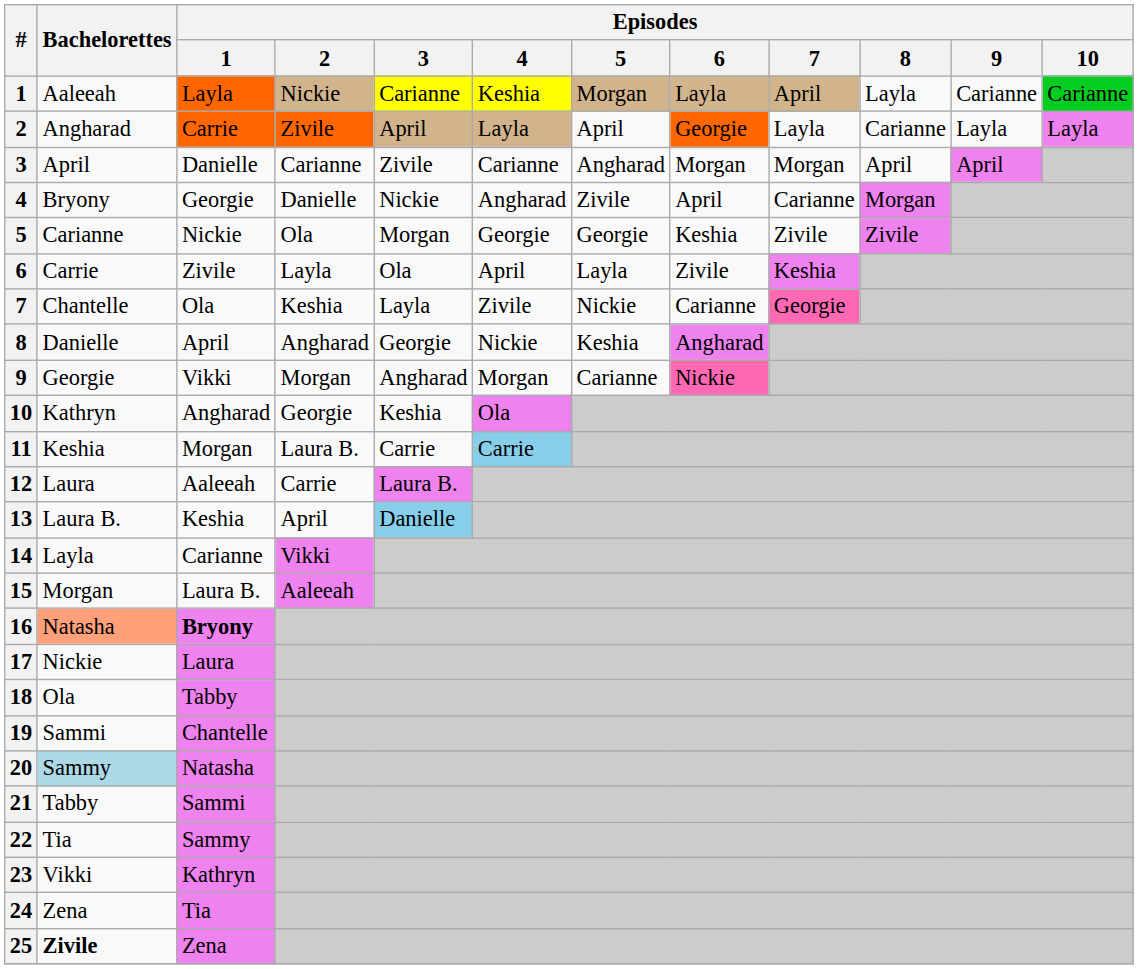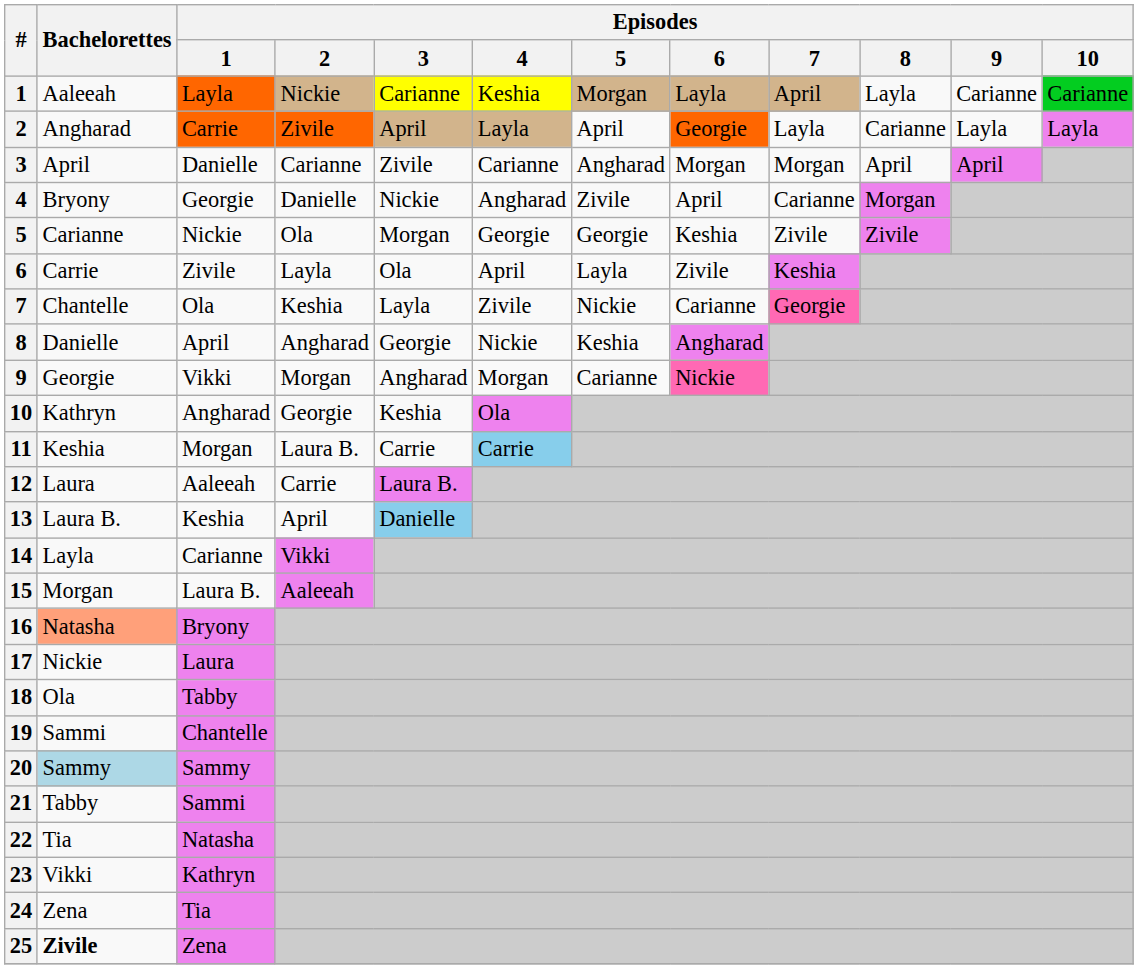(217, 626) bold -> (215, 626) normal
(218, 768) Natasha -> (216, 768) Sammy
(216, 839) Sammy -> (218, 839) Natasha
